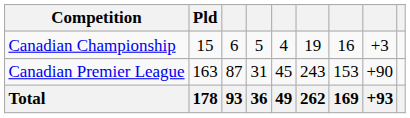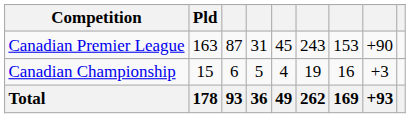rows swapped: (97, 71) <-> (92, 44)
